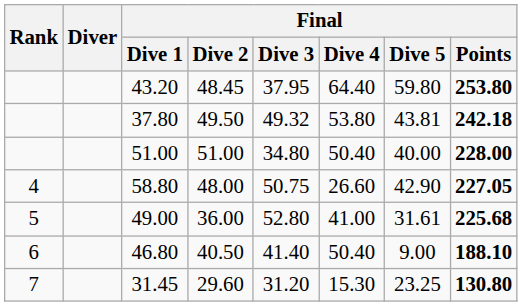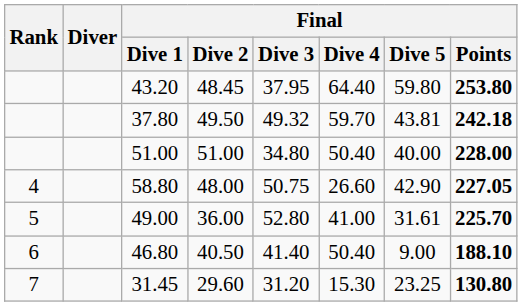(352, 119) 53.80 -> (352, 119) 59.70
(484, 218) 225.68 -> (484, 218) 225.70
